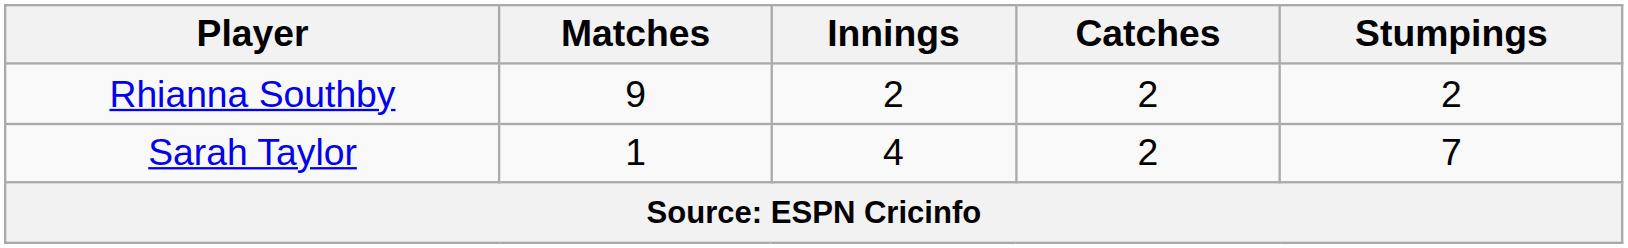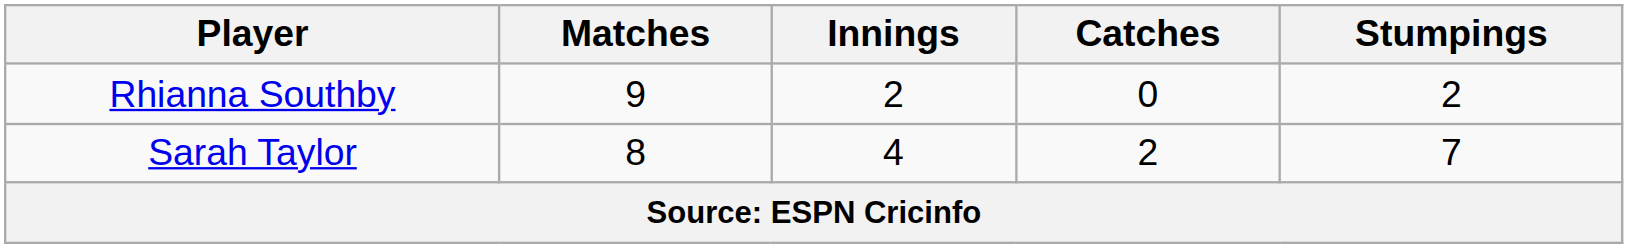(1148, 93) 2 -> (1148, 93) 0
(636, 152) 1 -> (636, 152) 8
